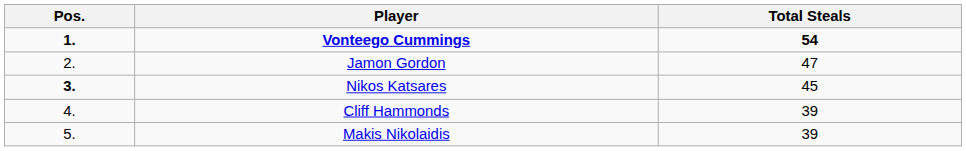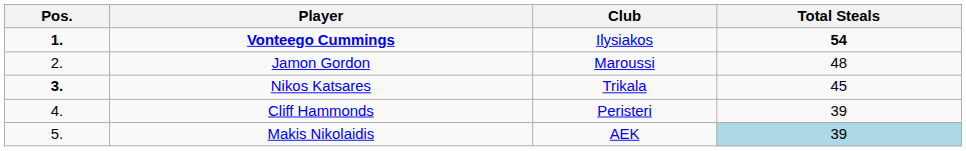+ column: (625, 16)
(810, 63) 47 -> (839, 63) 48
(810, 134) no background -> (839, 134) lightblue background
